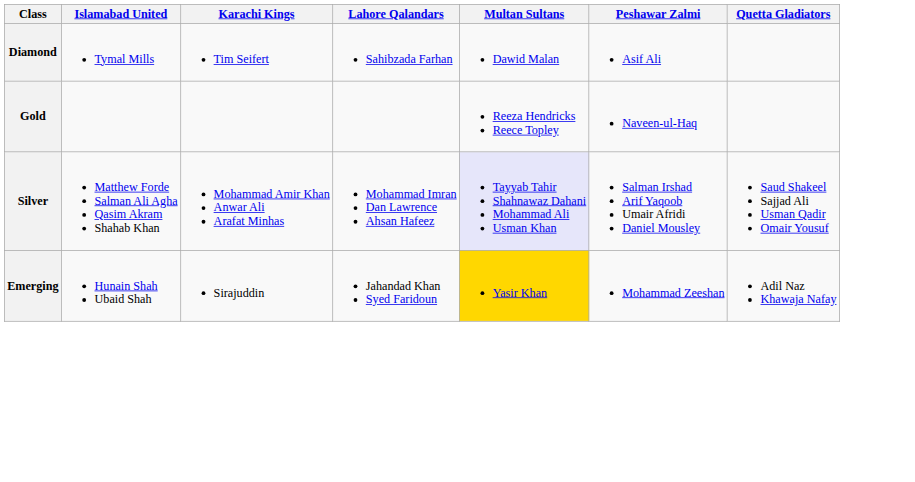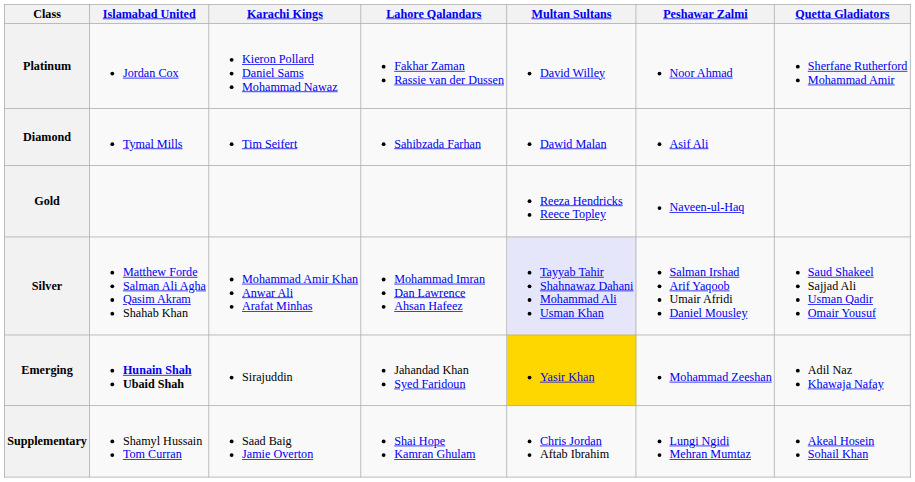+ row: (47, 66)
(121, 293) normal -> (149, 377) bold
+ row: (47, 441)
